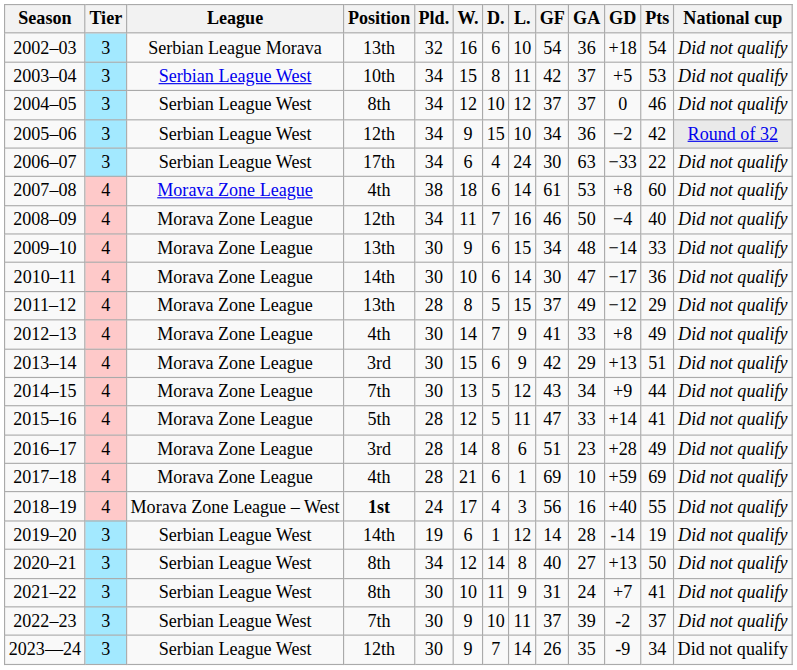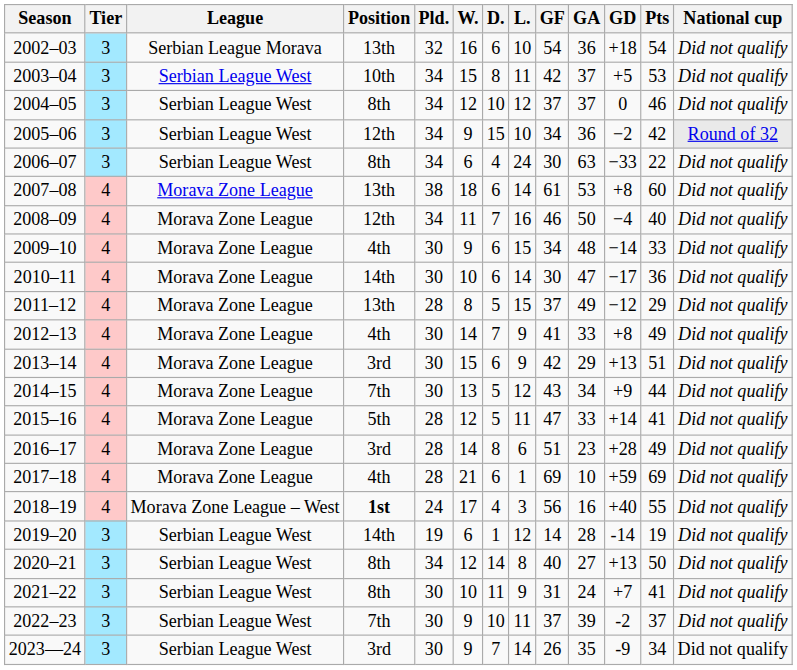(379, 162) 17th -> (379, 162) 8th
(379, 190) 4th -> (379, 190) 13th
(379, 248) 13th -> (379, 248) 4th
(379, 649) 12th -> (379, 649) 3rd
